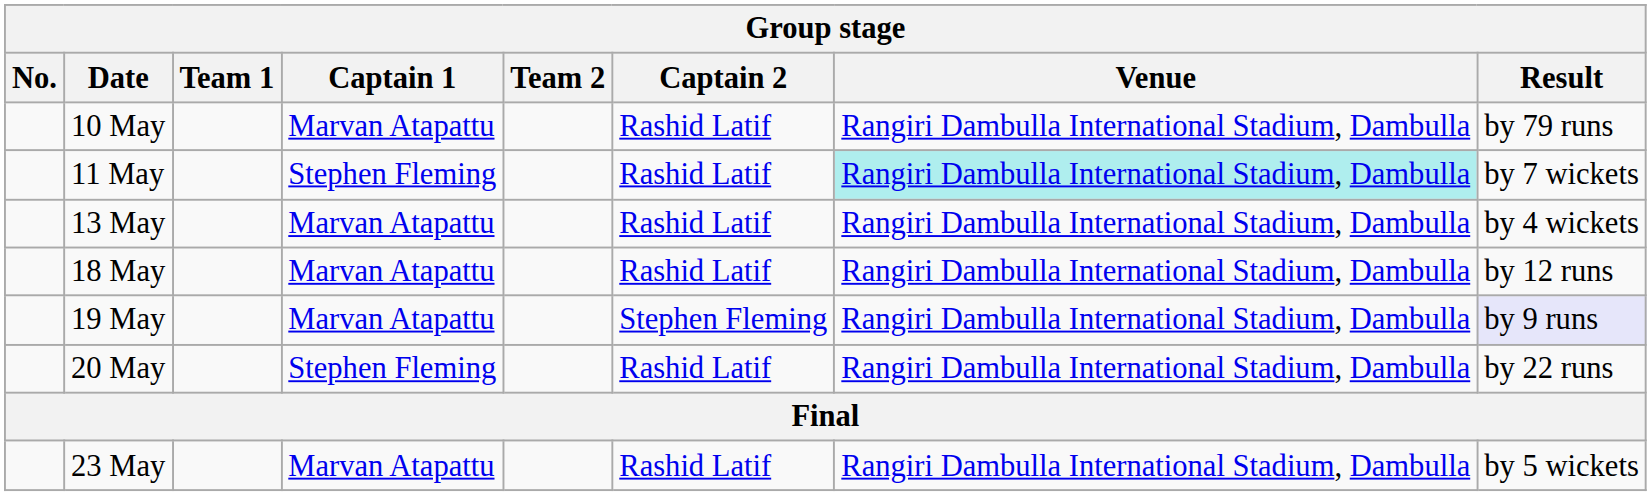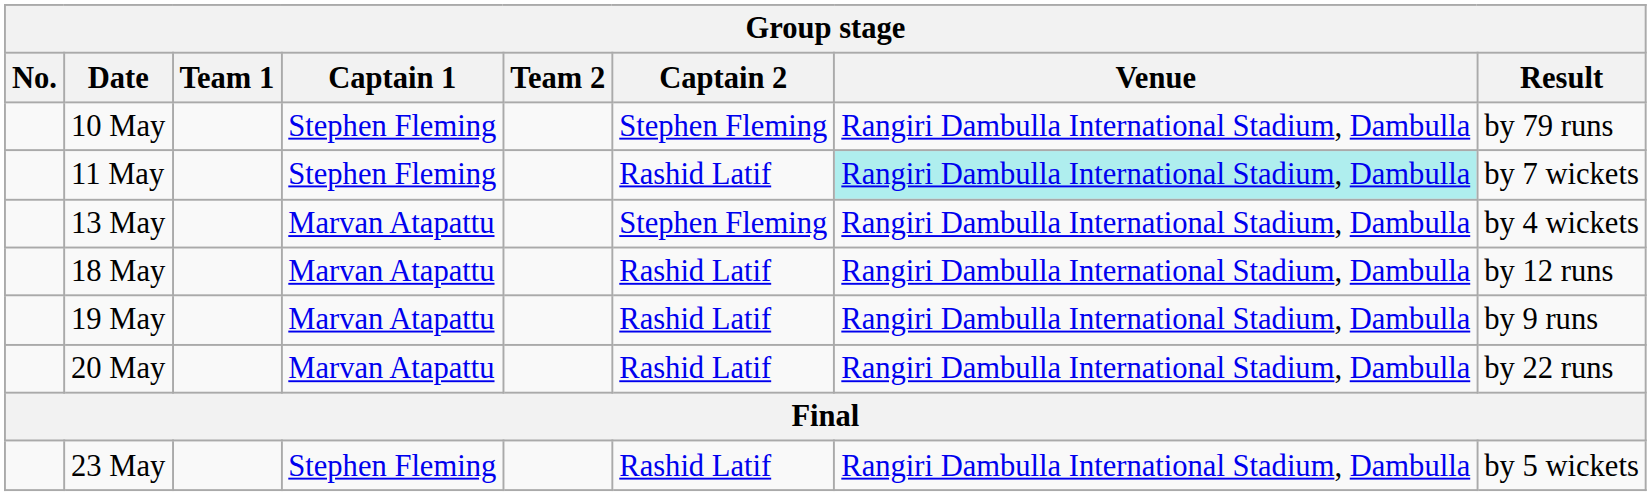(391, 125) Marvan Atapattu -> (392, 125) Stephen Fleming
(695, 125) Rashid Latif -> (723, 125) Stephen Fleming
(695, 222) Rashid Latif -> (723, 222) Stephen Fleming
(723, 319) Stephen Fleming -> (695, 319) Rashid Latif
(1541, 319) lavender background -> (1541, 319) no background
(392, 367) Stephen Fleming -> (391, 367) Marvan Atapattu
(391, 464) Marvan Atapattu -> (392, 464) Stephen Fleming
